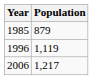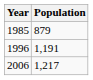(46, 48) 1,119 -> (46, 48) 1,191
